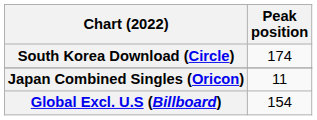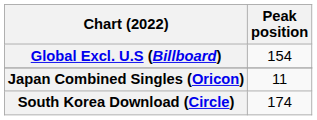rows swapped: (126, 102) <-> (126, 56)
